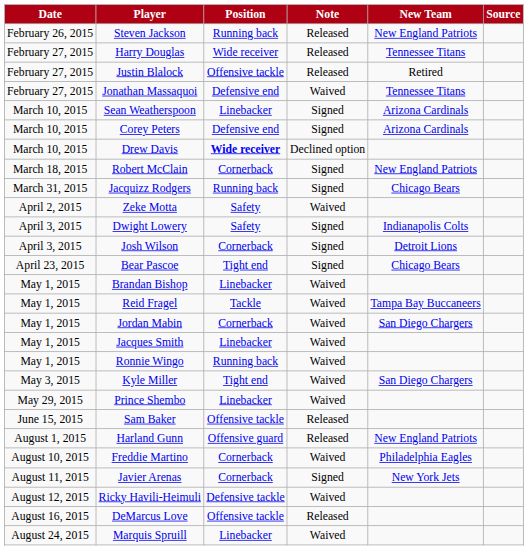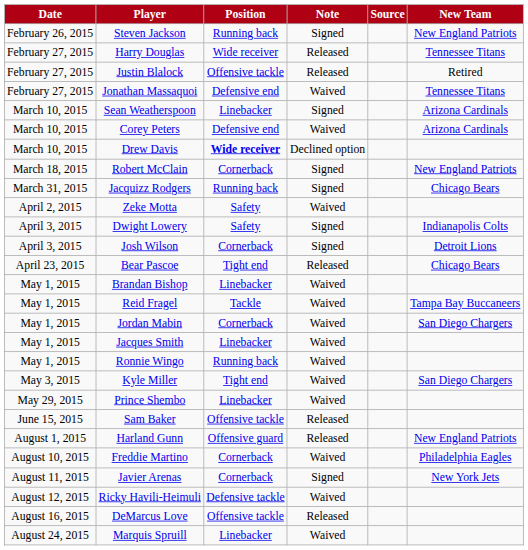columns swapped: (426, 14) <-> (503, 14)
(328, 33) Released -> (328, 33) Signed
(328, 130) Signed -> (328, 130) Waived
(328, 265) Signed -> (328, 265) Released
